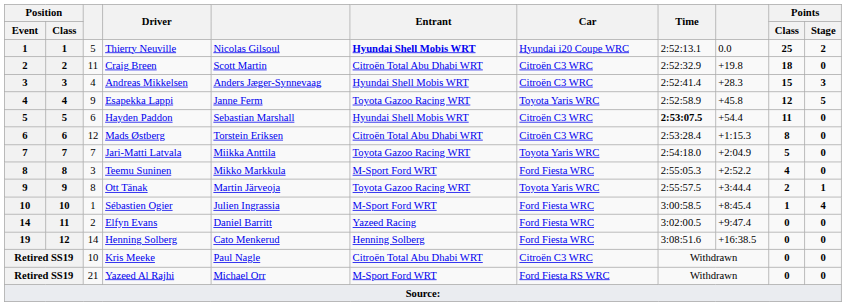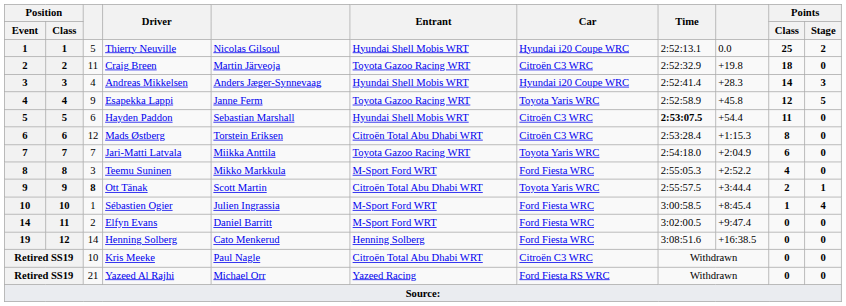(414, 47) bold -> (411, 47) normal
(240, 65) Scott Martin -> (247, 65) Martin Järveoja
(418, 65) Citroën Total Abu Dhabi WRT -> (411, 65) Toyota Gazoo Racing WRT
(556, 82) Citroën C3 WRC -> (574, 82) Hyundai i20 Coupe WRC
(787, 82) 15 -> (787, 82) 14
(787, 152) 5 -> (787, 152) 6
(93, 187) normal -> (93, 187) bold
(247, 187) Martin Järveoja -> (240, 187) Scott Martin
(411, 187) Toyota Gazoo Racing WRT -> (418, 187) Citroën Total Abu Dhabi WRT
(384, 222) Yazeed Racing -> (395, 222) M-Sport Ford WRT
(395, 275) M-Sport Ford WRT -> (384, 275) Yazeed Racing
